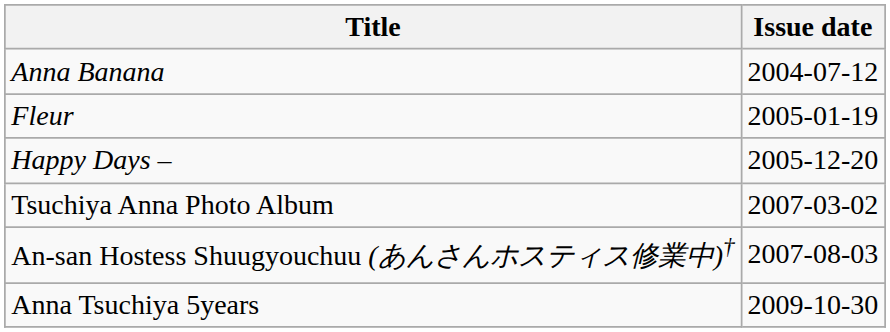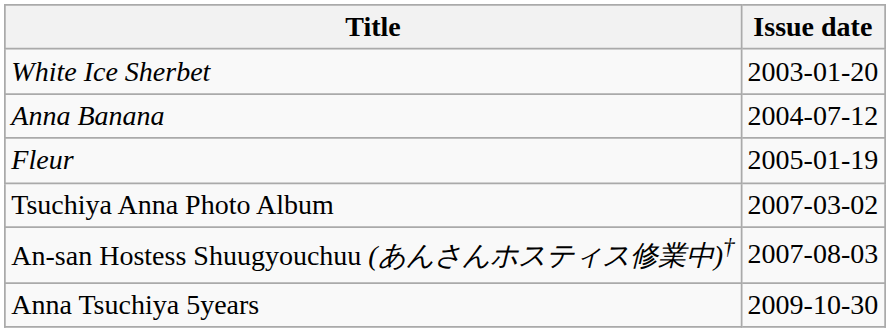+ row: (111, 71)
- row: (91, 159)
